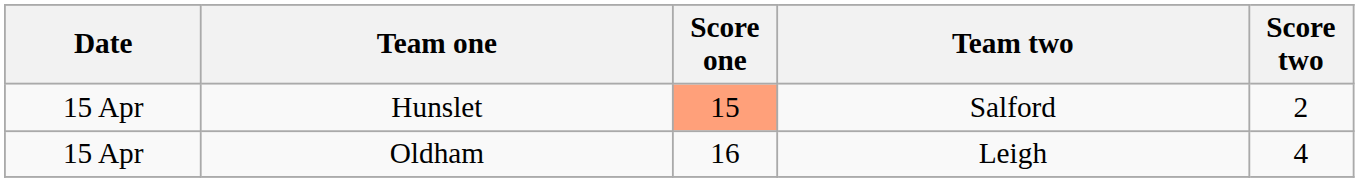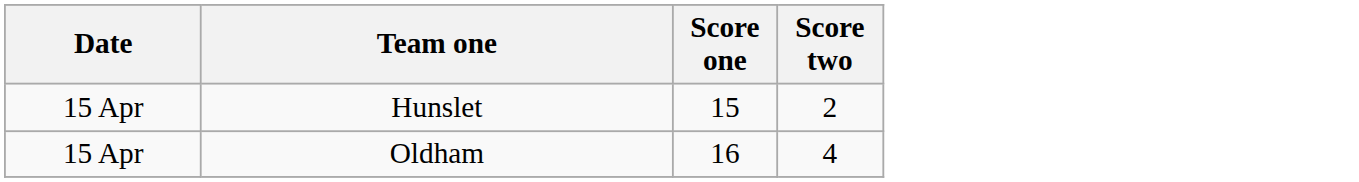- column: (1013, 44)
(725, 107) lightsalmon background -> (725, 107) no background
